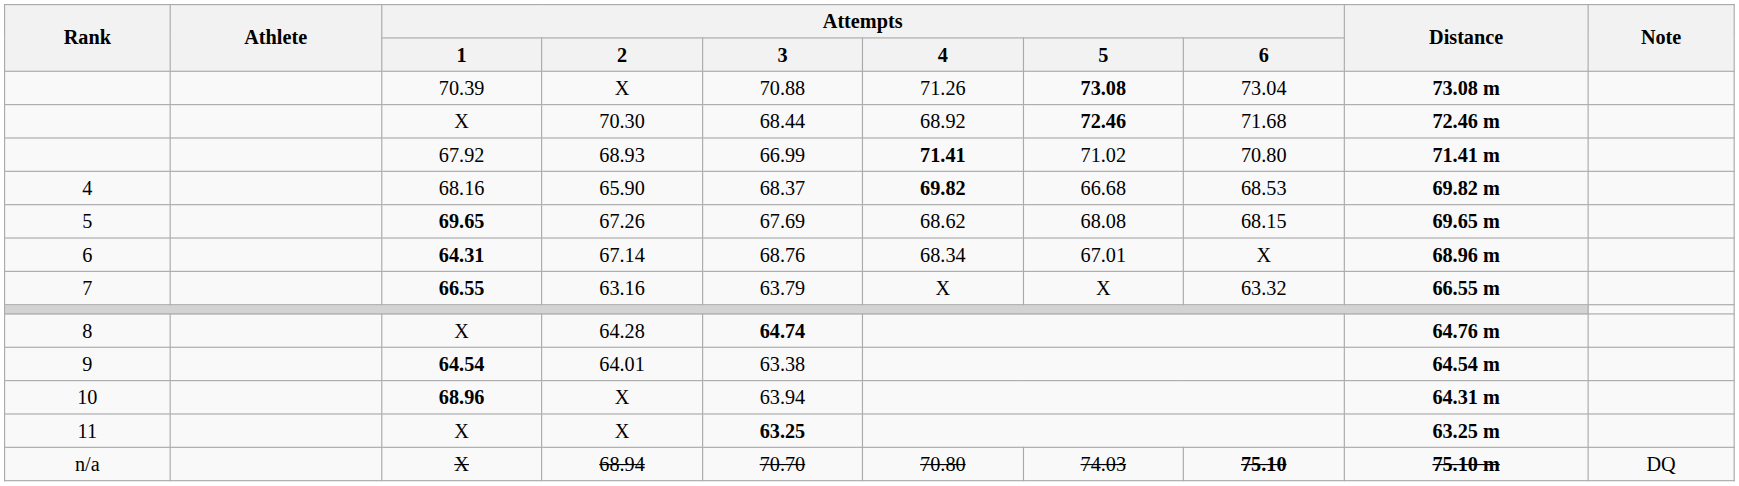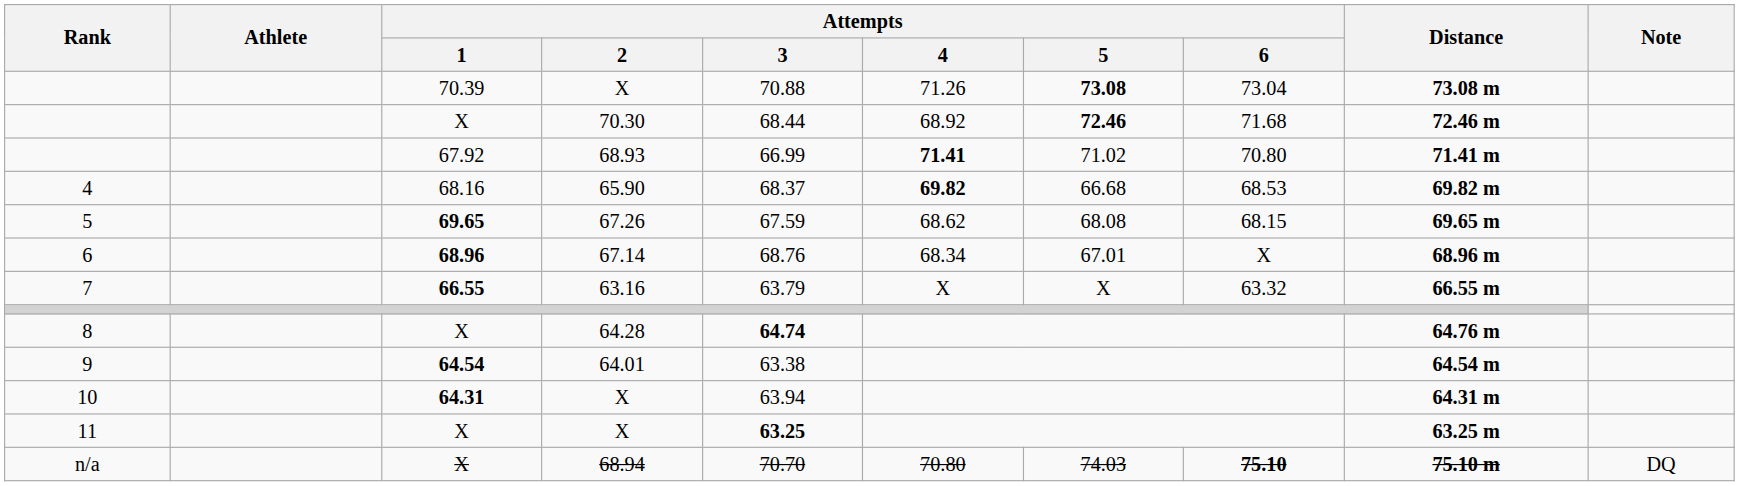(782, 221) 67.69 -> (782, 221) 67.59
(462, 254) 64.31 -> (462, 254) 68.96
(462, 397) 68.96 -> (462, 397) 64.31
